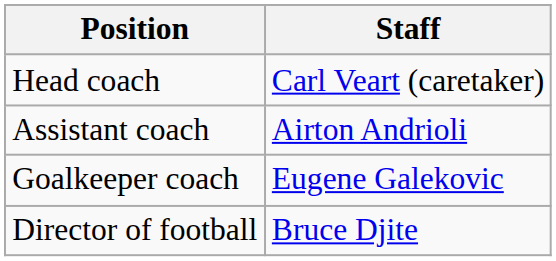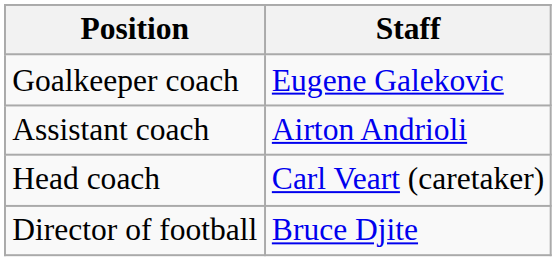rows swapped: (86, 79) <-> (126, 179)
